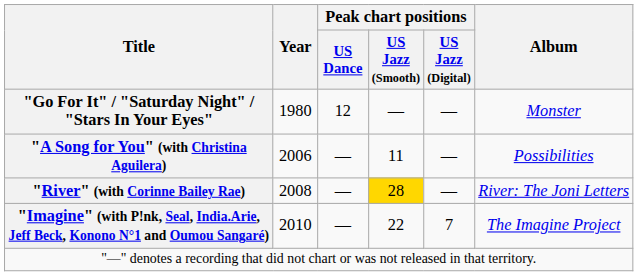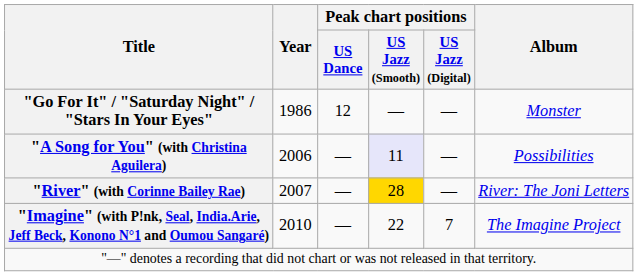(295, 111) 1980 -> (295, 111) 1986
(396, 155) no background -> (396, 155) lavender background
(295, 190) 2008 -> (295, 190) 2007
